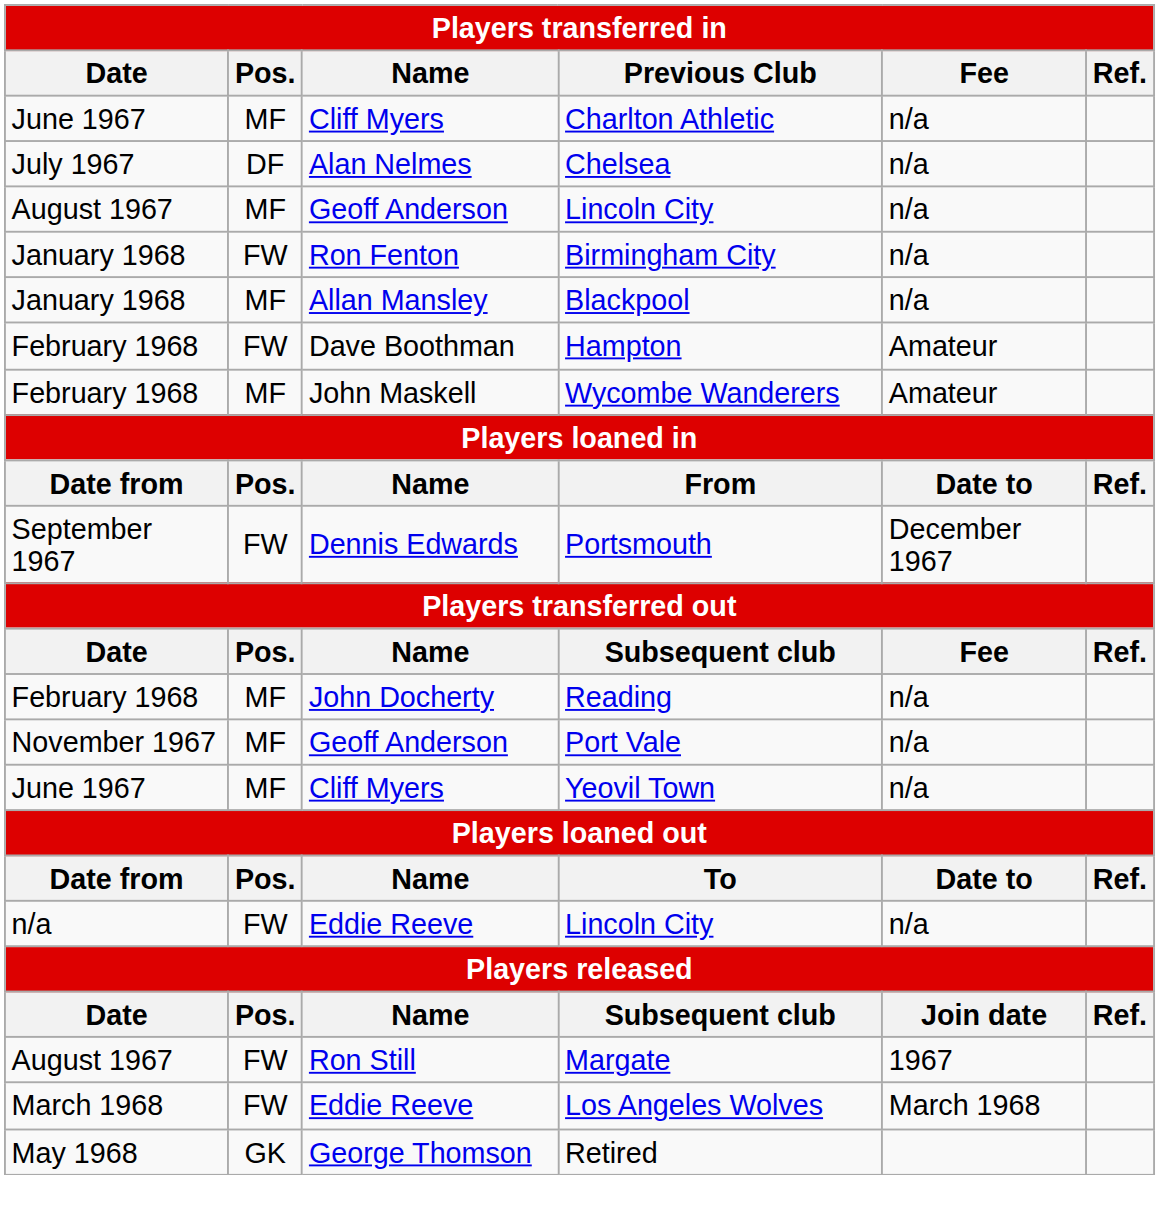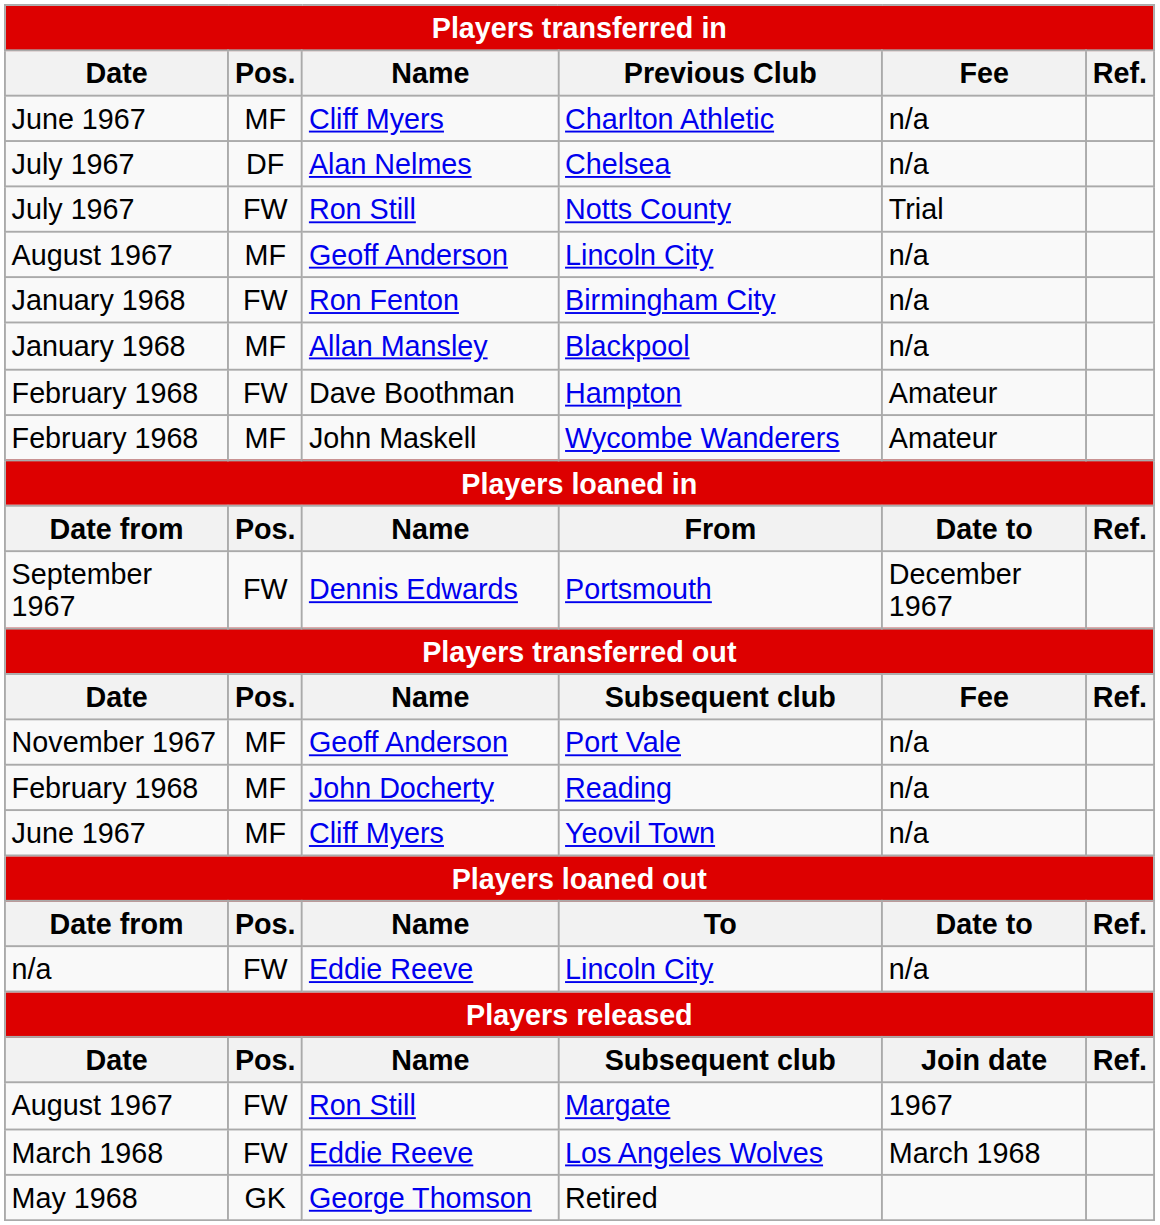+ row: (362, 210)
rows swapped: (408, 742) <-> (401, 697)
